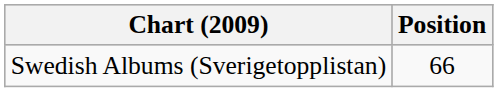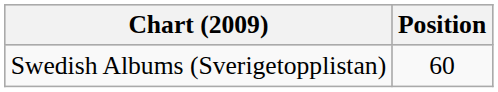(442, 65) 66 -> (442, 65) 60
